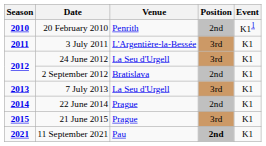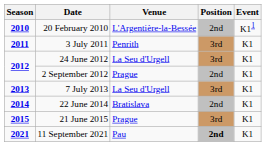(125, 28) Penrith -> (154, 28) L'Argentière-la-Bessée
(154, 44) L'Argentière-la-Bessée -> (125, 44) Penrith
(131, 74) Bratislava -> (125, 74) Prague
(125, 104) Prague -> (131, 104) Bratislava
